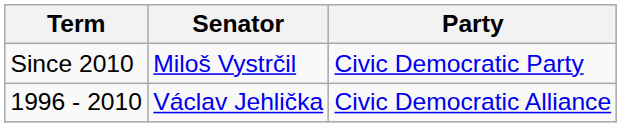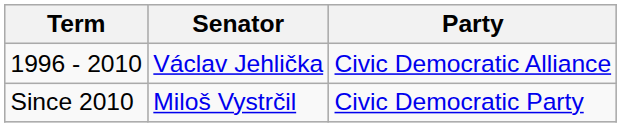rows swapped: (76, 102) <-> (72, 63)
